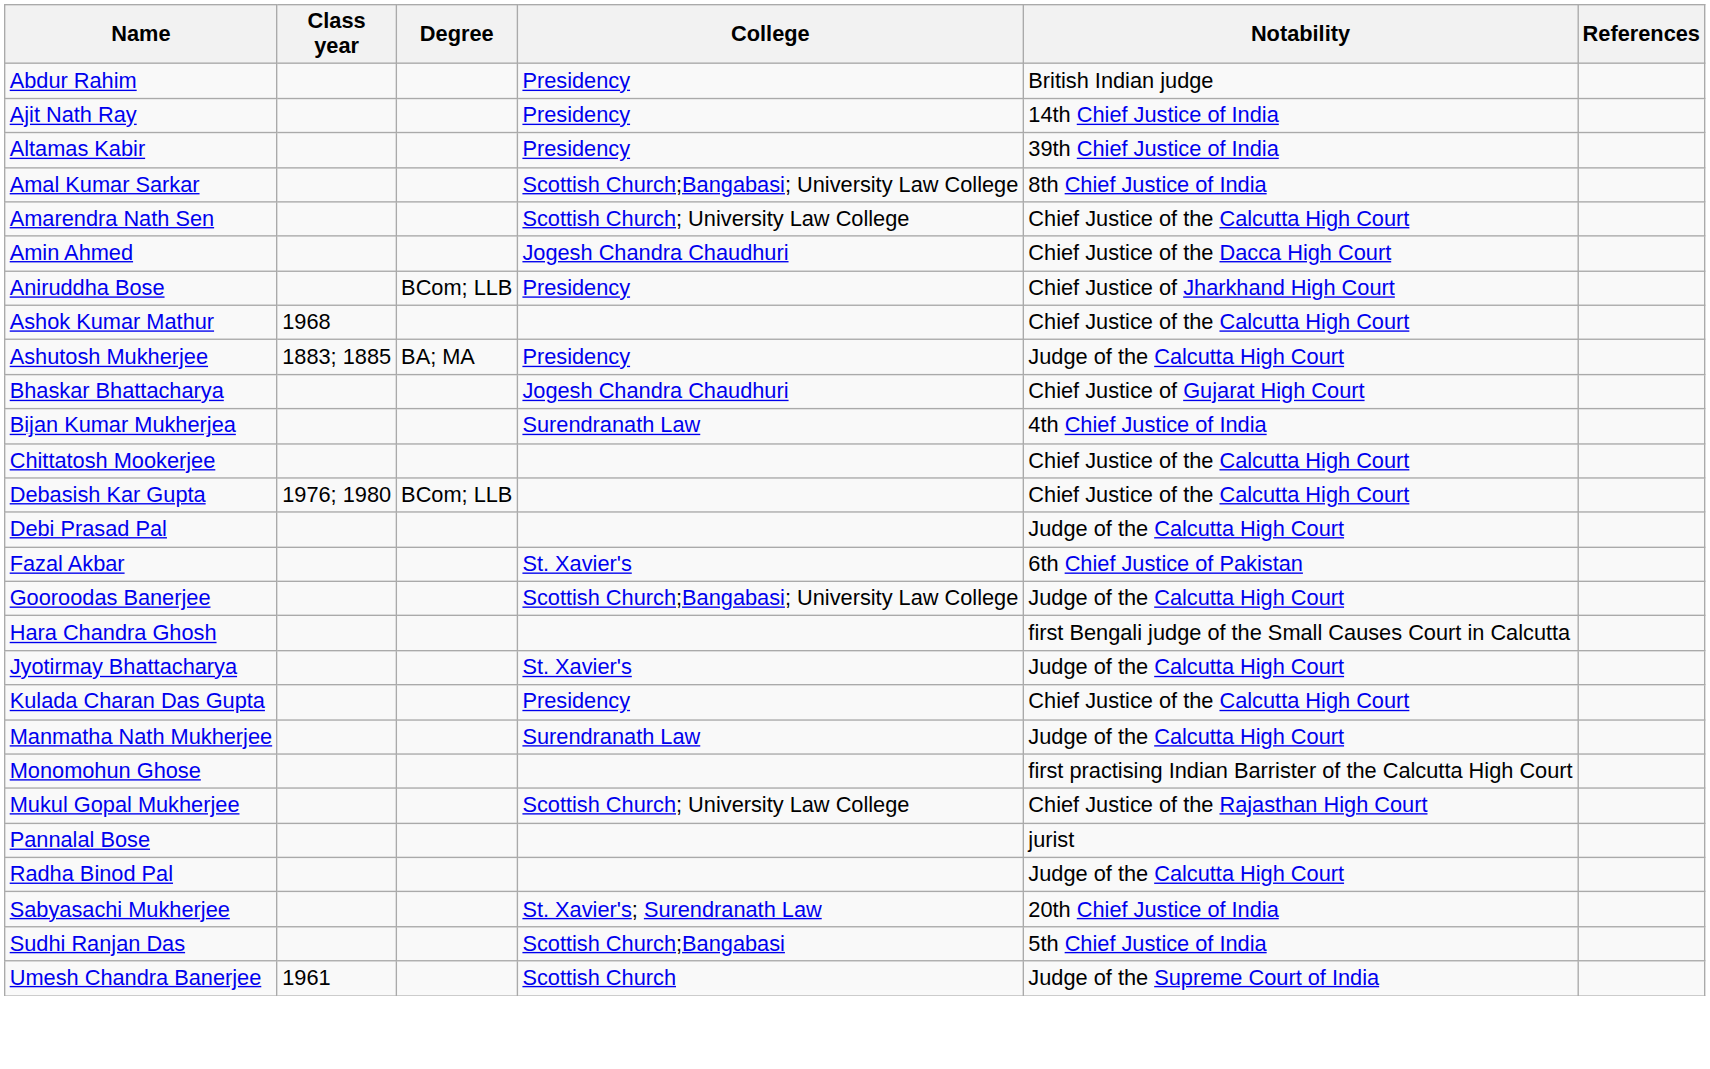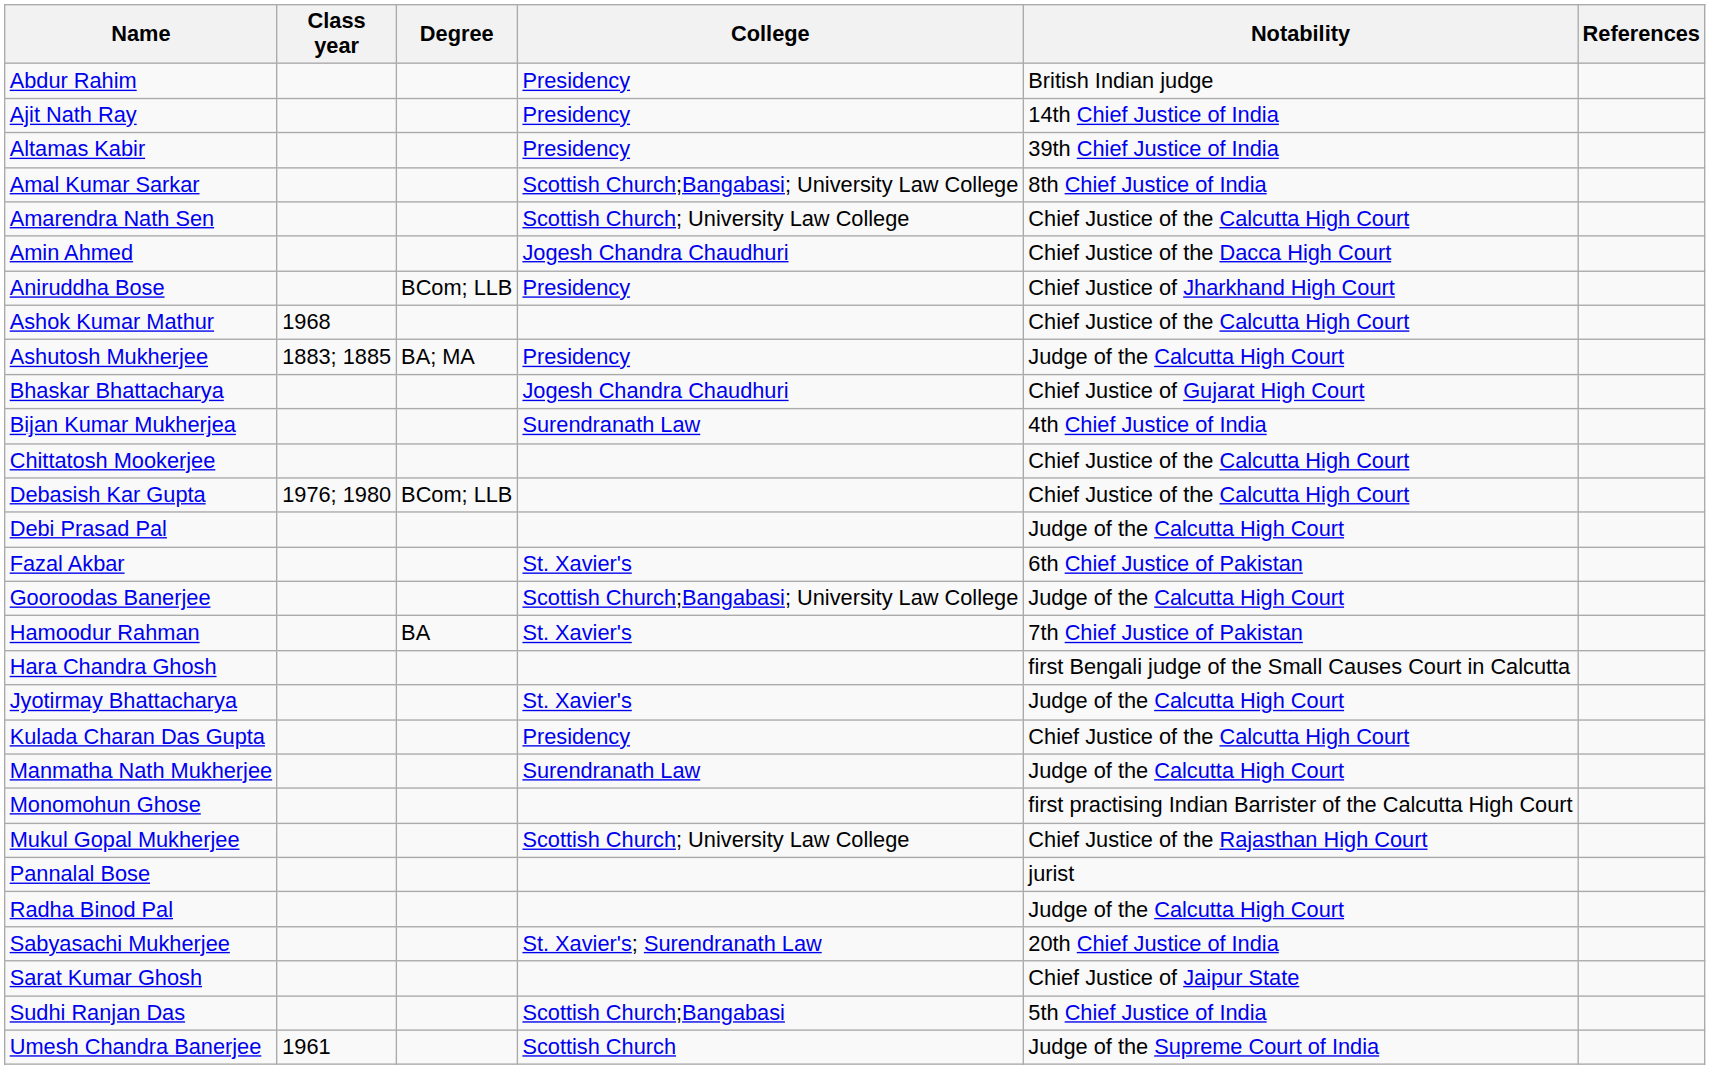+ row: (105, 632)
+ row: (106, 978)
